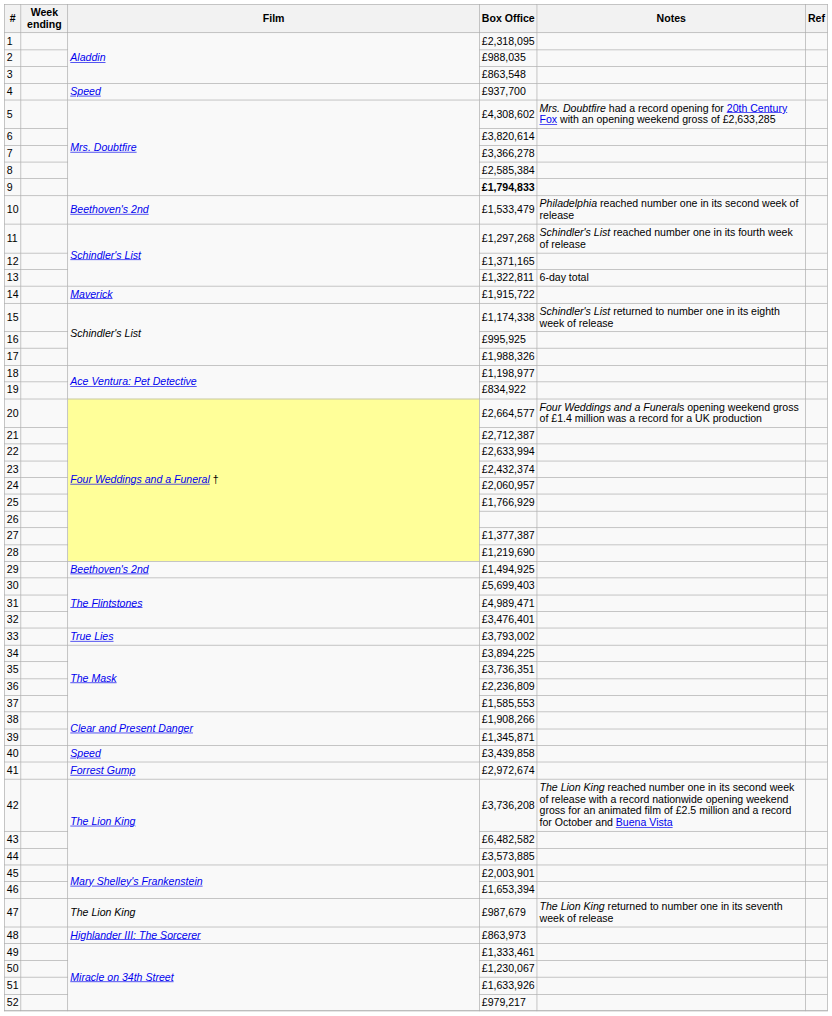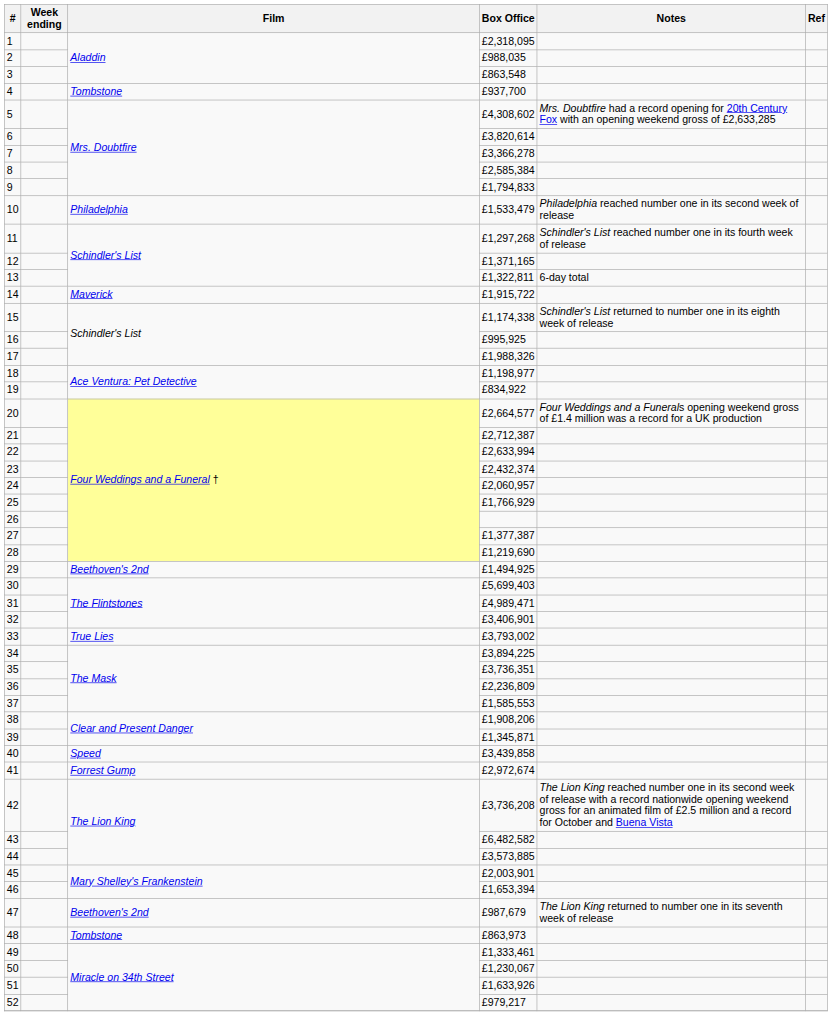(86, 91) Speed -> (96, 91) Tombstone
(508, 187) bold -> (508, 187) normal
(109, 210) Beethoven's 2nd -> (99, 210) Philadelphia
(508, 620) £3,476,401 -> (508, 620) £3,406,901
(508, 720) £1,908,266 -> (508, 720) £1,908,206
(103, 912) The Lion King -> (109, 912) Beethoven's 2nd
(135, 935) Highlander III: The Sorcerer -> (96, 935) Tombstone
